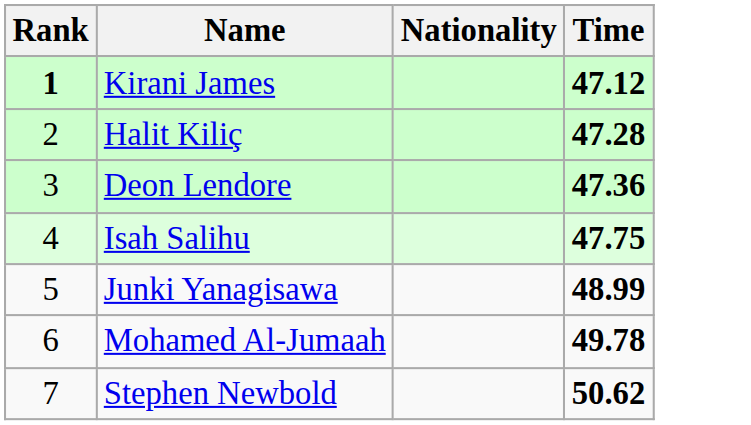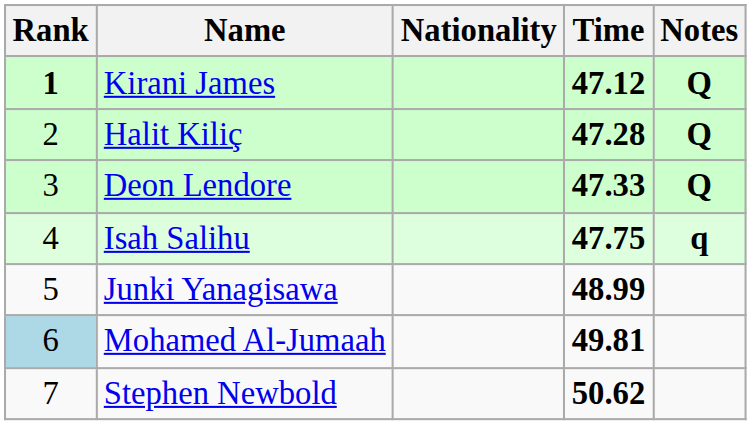+ column: (699, 30)
(609, 185) 47.36 -> (609, 185) 47.33
(51, 340) no background -> (51, 340) lightblue background
(609, 340) 49.78 -> (609, 340) 49.81
